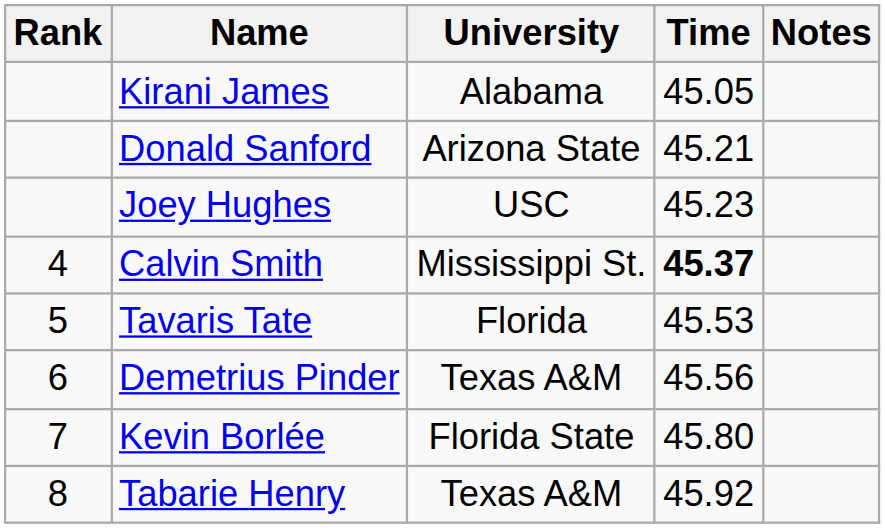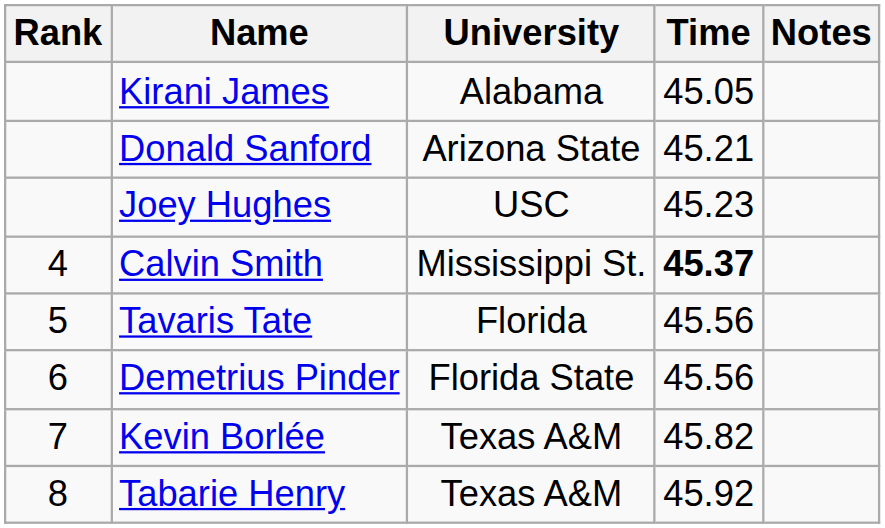(709, 321) 45.53 -> (709, 321) 45.56
(531, 378) Texas A&M -> (531, 378) Florida State
(531, 436) Florida State -> (531, 436) Texas A&M
(709, 436) 45.80 -> (709, 436) 45.82
